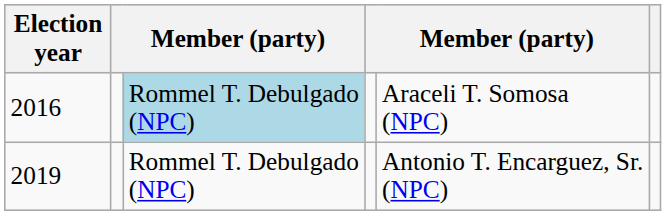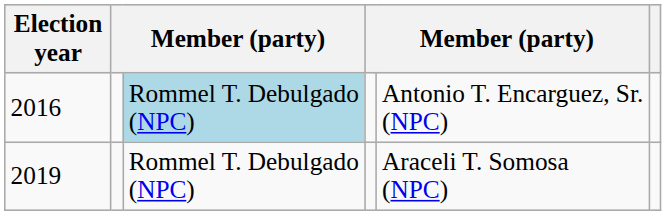(475, 107) Araceli T. Somosa (NPC) -> (513, 107) Antonio T. Encarguez, Sr. (NPC)
(513, 175) Antonio T. Encarguez, Sr. (NPC) -> (475, 175) Araceli T. Somosa (NPC)
